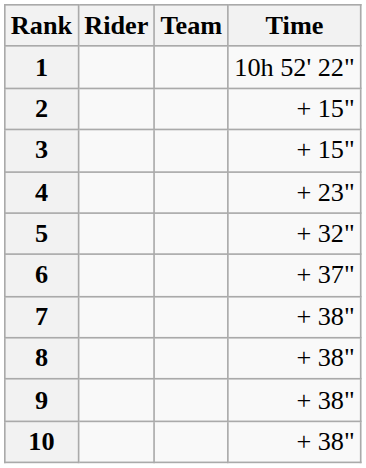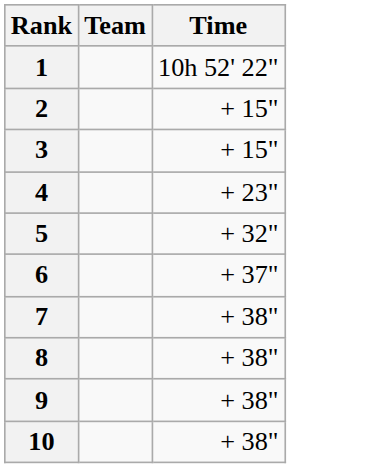- column: (116, 25)
